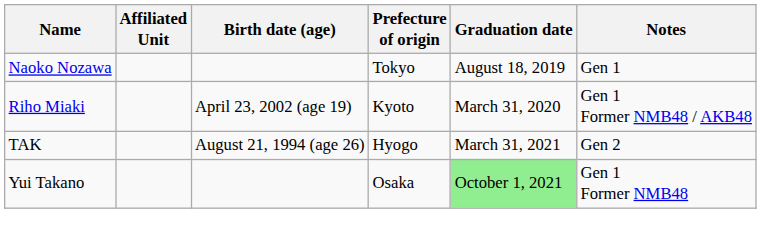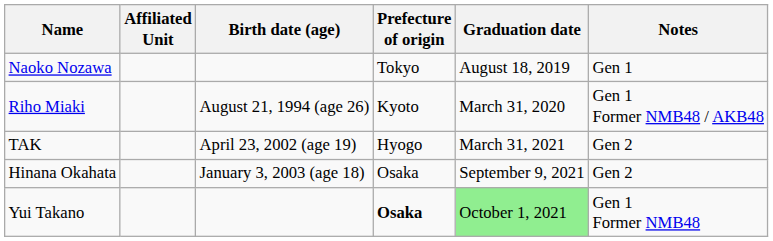(273, 106) April 23, 2002 (age 19) -> (284, 106) August 21, 1994 (age 26)
(280, 144) August 21, 1994 (age 26) -> (278, 144) April 23, 2002 (age 19)
+ row: (62, 173)
(393, 183) normal -> (400, 211) bold
